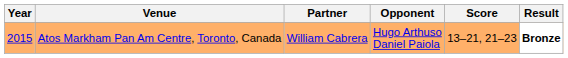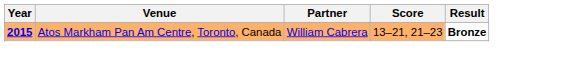- column: (407, 14)
(20, 38) normal -> (20, 32) bold
